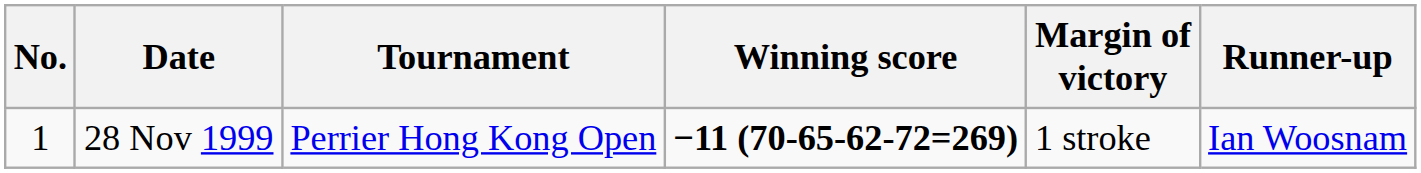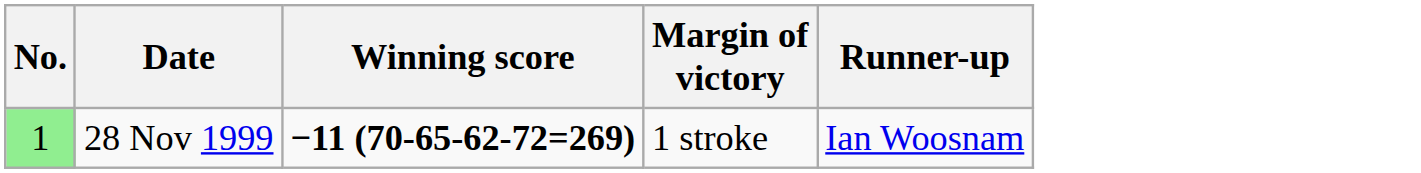- column: (473, 56)
(40, 137) no background -> (40, 137) lightgreen background
